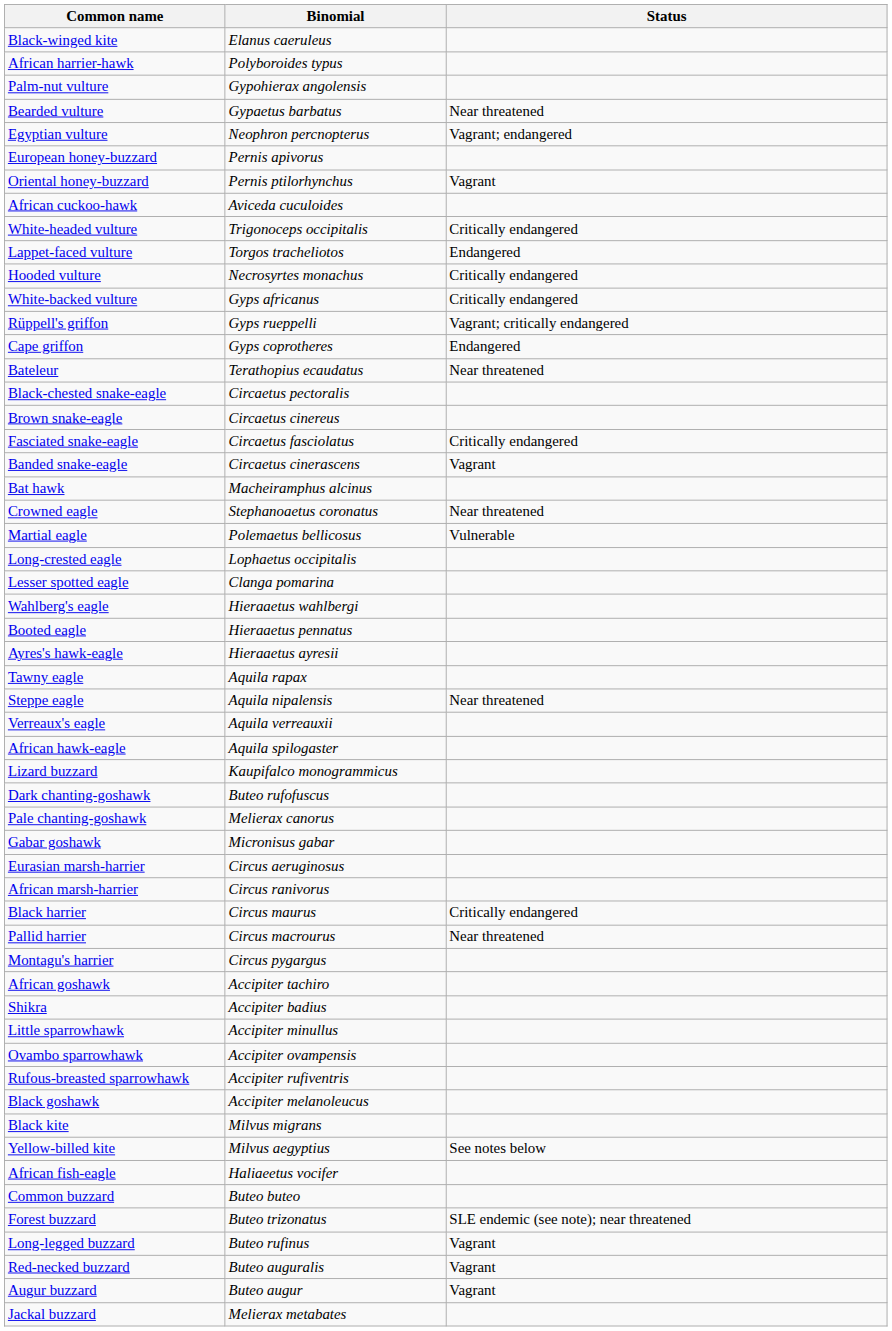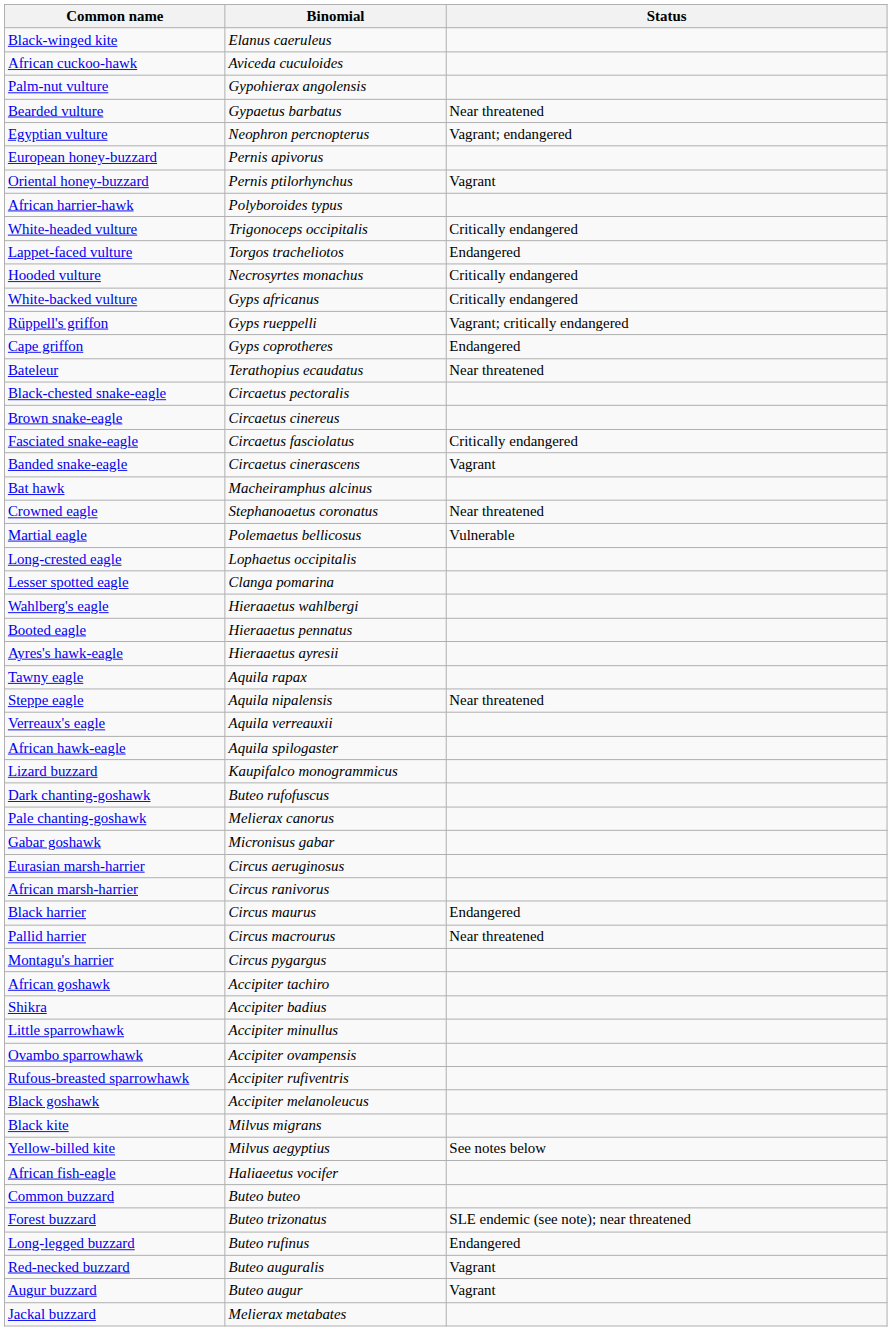rows swapped: (71, 63) <-> (73, 205)
(514, 913) Critically endangered -> (485, 913) Endangered
(472, 1243) Vagrant -> (485, 1243) Endangered
